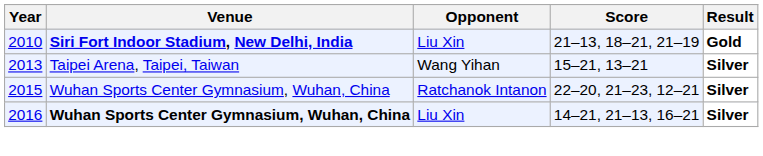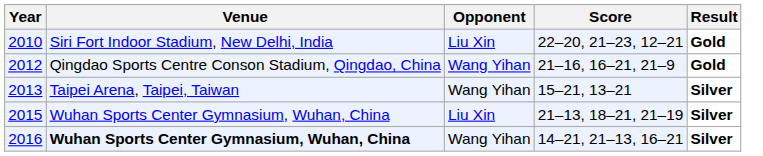(201, 41) bold -> (191, 41) normal
(627, 41) 21–13, 18–21, 21–19 -> (611, 41) 22–20, 21–23, 12–21
+ row: (25, 66)
(482, 90) Ratchanok Intanon -> (472, 114) Liu Xin
(627, 90) 22–20, 21–23, 12–21 -> (611, 114) 21–13, 18–21, 21–19
(441, 114) Liu Xin -> (489, 139) Wang Yihan
